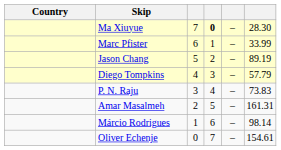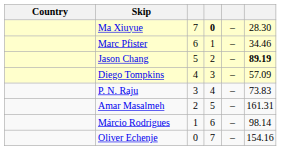(260, 43) 33.99 -> (260, 43) 34.46
(260, 59) normal -> (260, 59) bold
(260, 75) 57.79 -> (260, 75) 57.09
(260, 138) 154.61 -> (260, 138) 154.16
